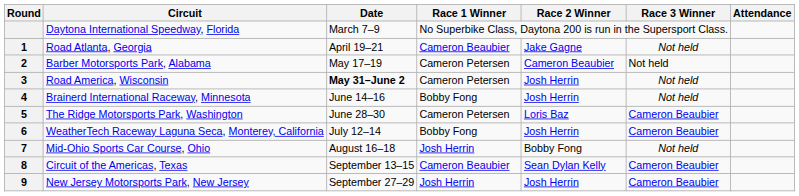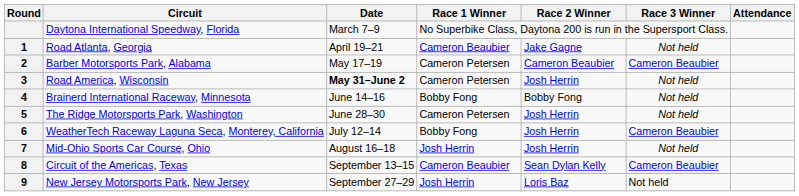(649, 63) Not held -> (674, 63) Cameron Beaubier
(551, 97) Josh Herrin -> (553, 97) Bobby Fong
(546, 114) Loris Baz -> (551, 114) Josh Herrin
(674, 114) Cameron Beaubier -> (678, 114) Not held
(553, 148) Bobby Fong -> (551, 148) Josh Herrin
(551, 182) Josh Herrin -> (546, 182) Loris Baz
(674, 182) Cameron Beaubier -> (649, 182) Not held
